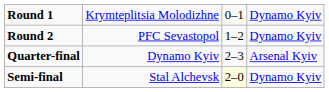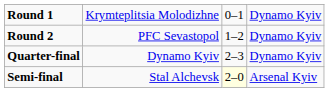(283, 56) Arsenal Kyiv -> (285, 56) Dynamo Kyiv
(285, 77) Dynamo Kyiv -> (283, 77) Arsenal Kyiv
